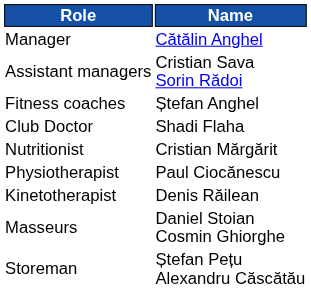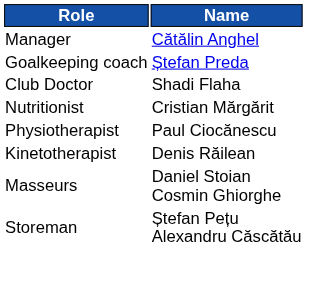- row: (78, 71)
+ row: (76, 62)
- row: (65, 103)
